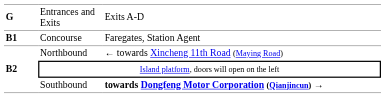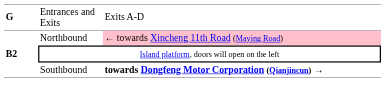- row: (61, 38)
(194, 53) no background -> (194, 38) pink background
